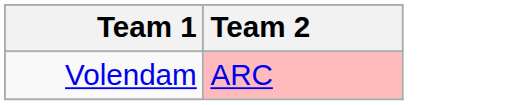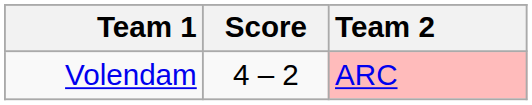+ column: (266, 27)
